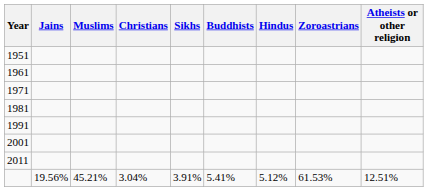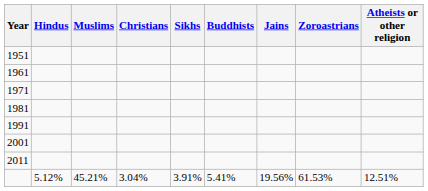columns swapped: (276, 25) <-> (51, 25)
